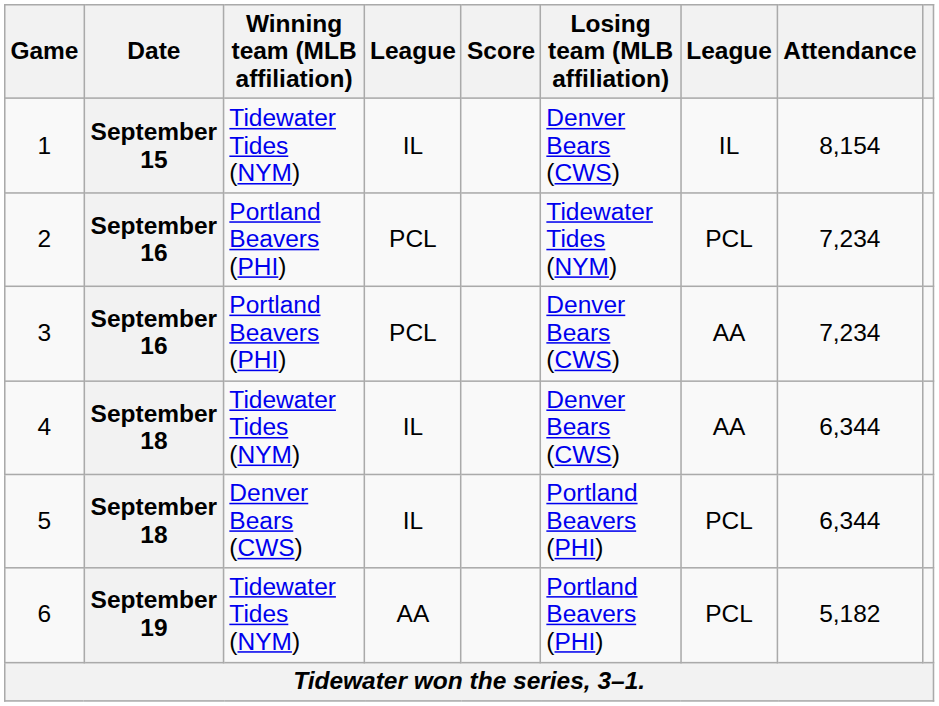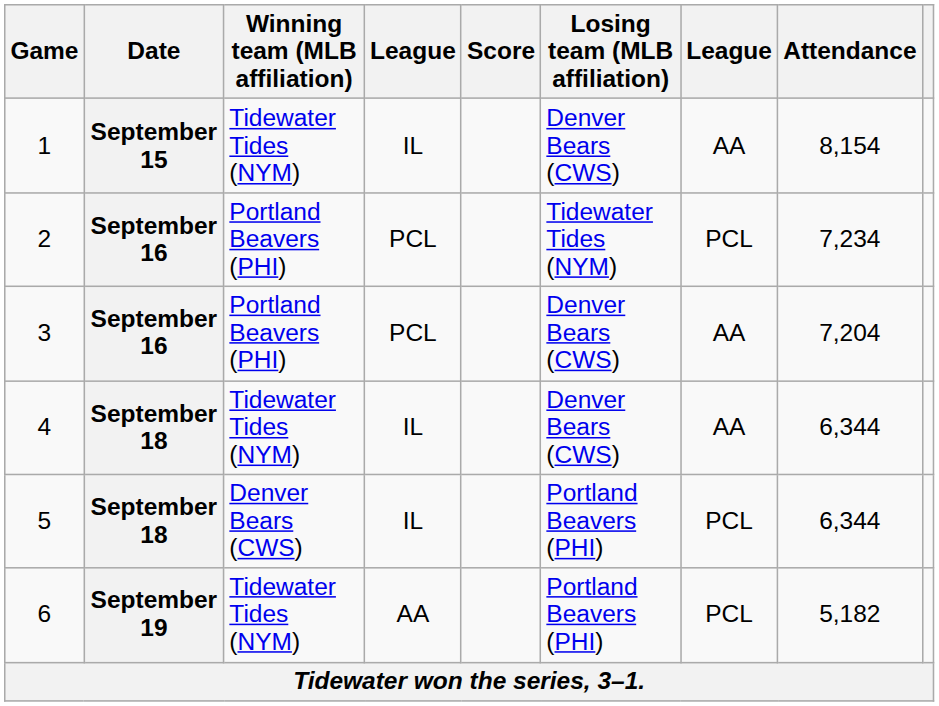(729, 145) IL -> (729, 145) AA
(850, 333) 7,234 -> (850, 333) 7,204
